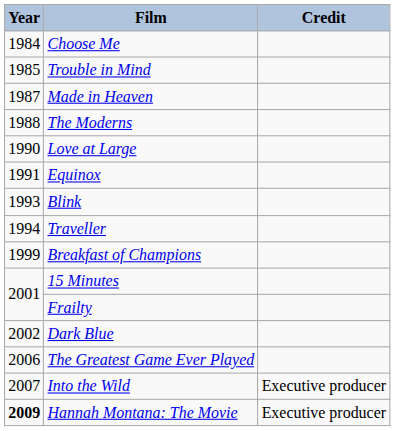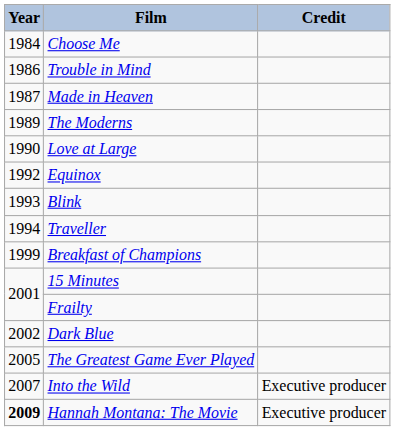(24, 70) 1985 -> (24, 70) 1986
(24, 123) 1988 -> (24, 123) 1989
(24, 175) 1991 -> (24, 175) 1992
(24, 359) 2006 -> (24, 359) 2005
